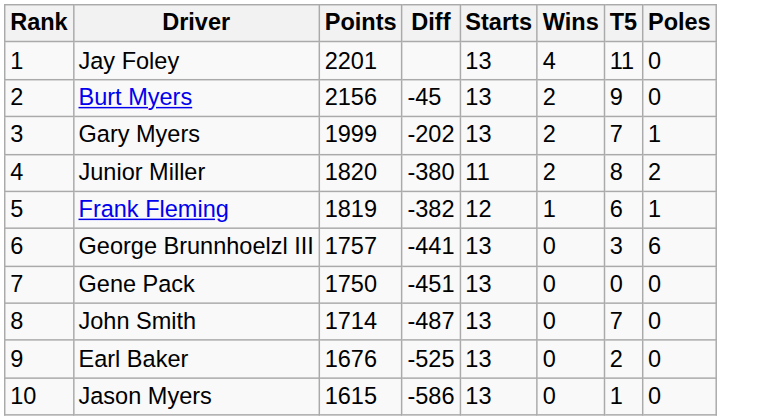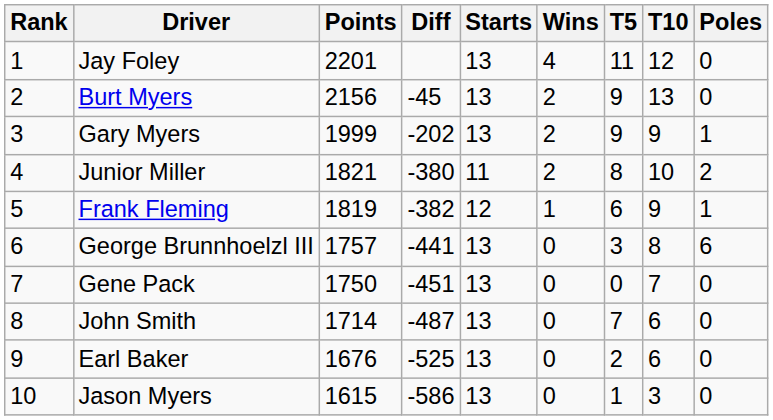+ column: (668, 23)
(616, 135) 7 -> (616, 135) 9
(351, 172) 1820 -> (351, 172) 1821
